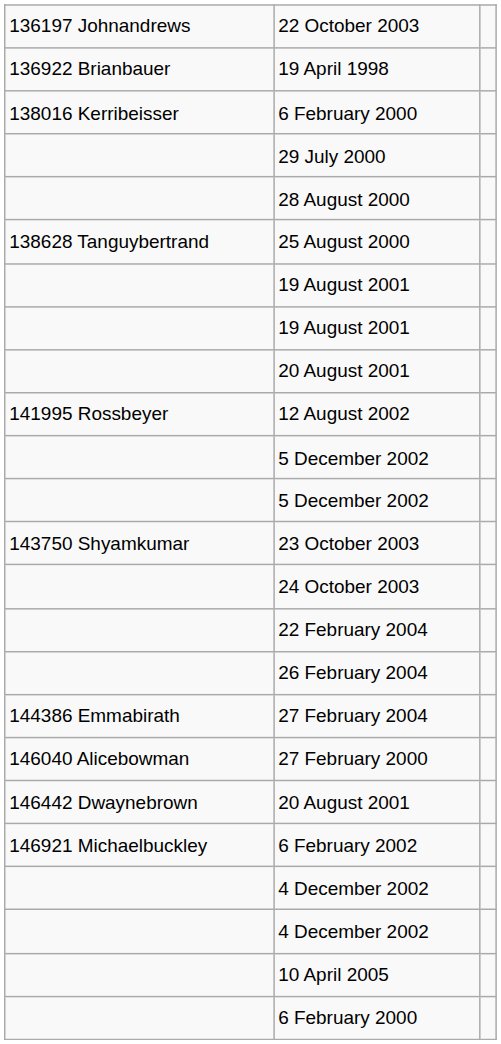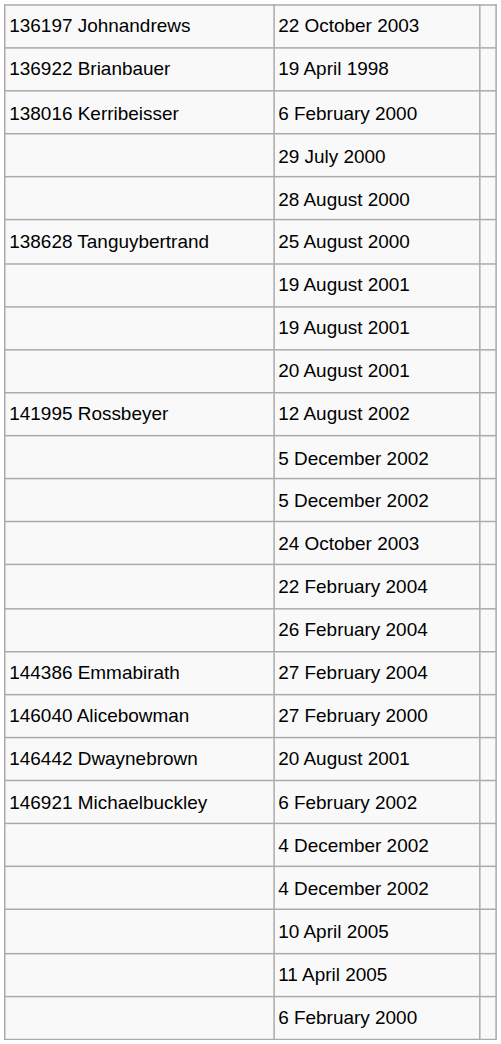- row: (99, 543)
+ row: (139, 975)
